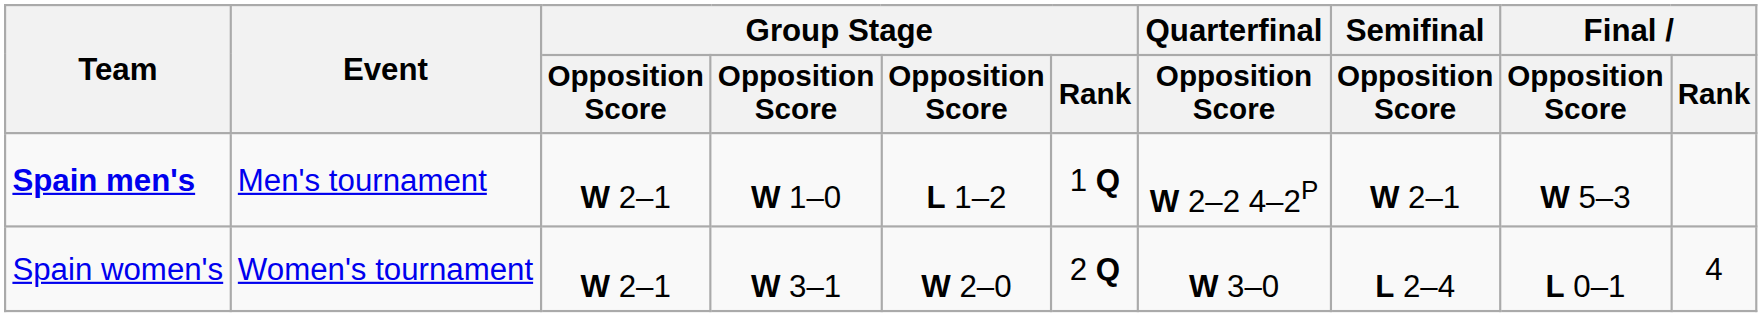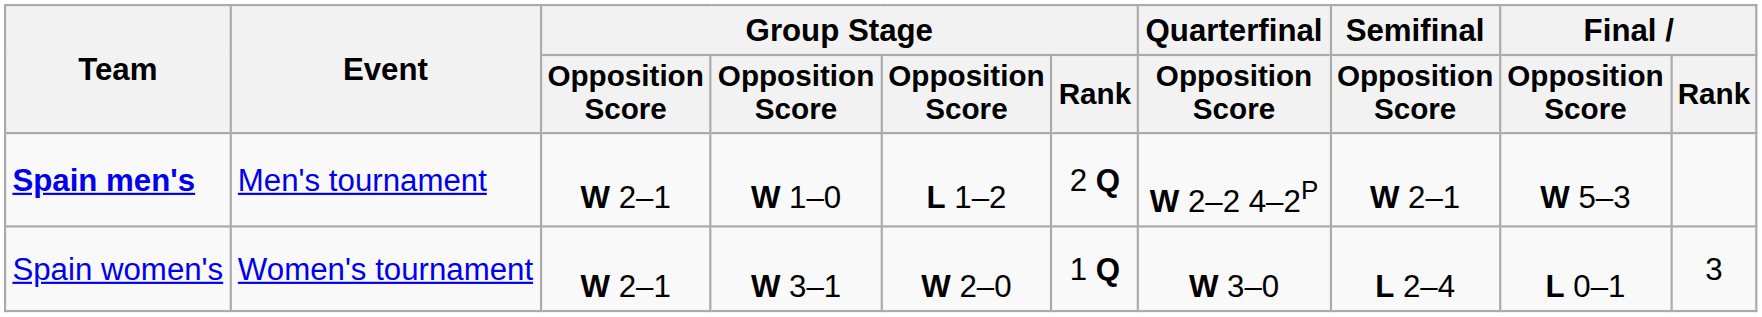(1095, 180) 1 Q -> (1095, 180) 2 Q
(1095, 268) 2 Q -> (1095, 268) 1 Q
(1714, 268) 4 -> (1714, 268) 3
